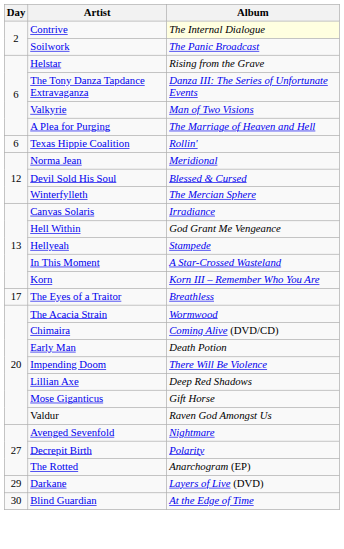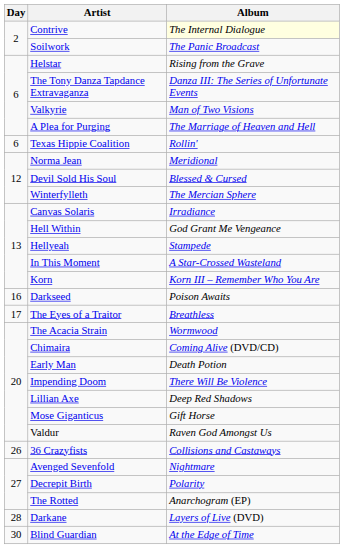+ row: (50, 297)
+ row: (59, 450)
(16, 484) 29 -> (16, 518) 28
